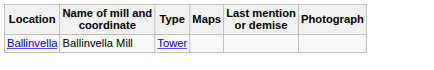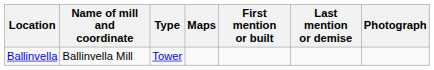+ column: (254, 25)
